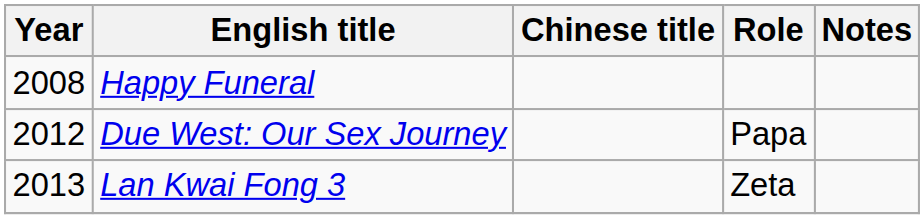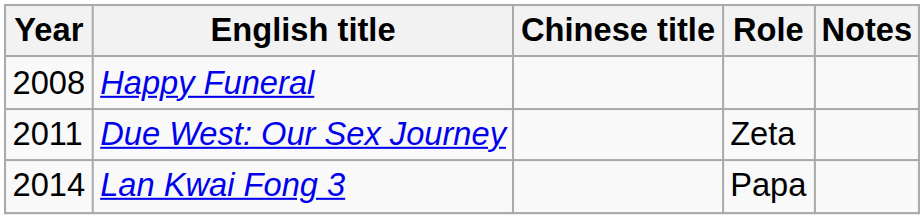(49, 133) 2012 -> (48, 133) 2011
(768, 133) Papa -> (763, 133) Zeta
(49, 185) 2013 -> (49, 185) 2014
(763, 185) Zeta -> (768, 185) Papa
